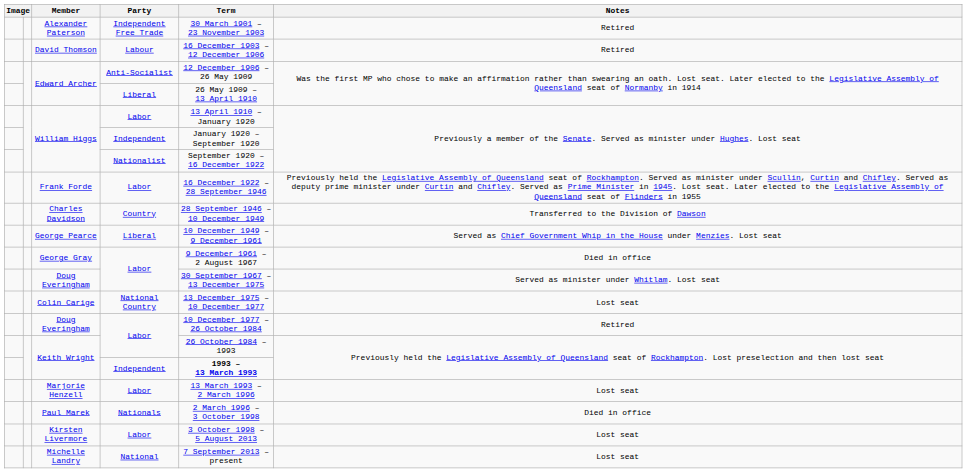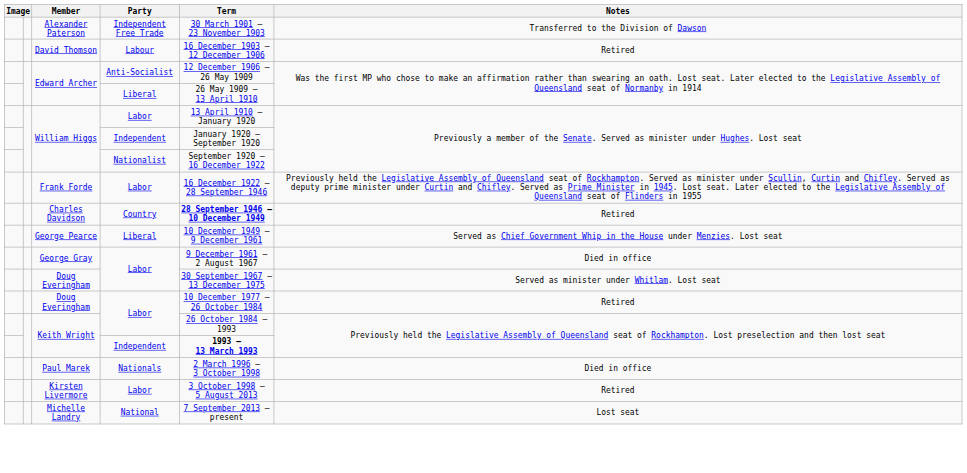(618, 28) Retired -> (618, 28) Transferred to the Division of Dawson
(226, 214) normal -> (227, 214) bold
(618, 214) Transferred to the Division of Dawson -> (618, 214) Retired
- row: (66, 302)
- row: (66, 391)
(618, 435) Lost seat -> (618, 391) Retired
